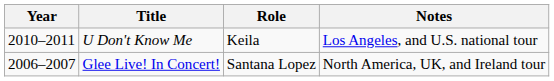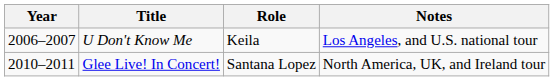(41, 40) 2010–2011 -> (42, 40) 2006–2007
(42, 64) 2006–2007 -> (41, 64) 2010–2011
